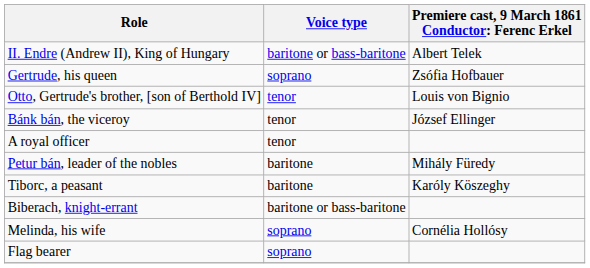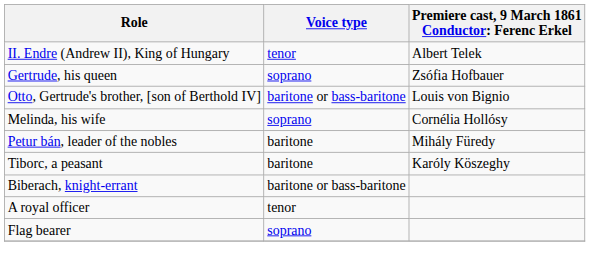(336, 53) baritone or bass-baritone -> (282, 53) tenor
(282, 97) tenor -> (336, 97) baritone or bass-baritone
- row: (69, 119)
rows swapped: (57, 229) <-> (48, 141)
